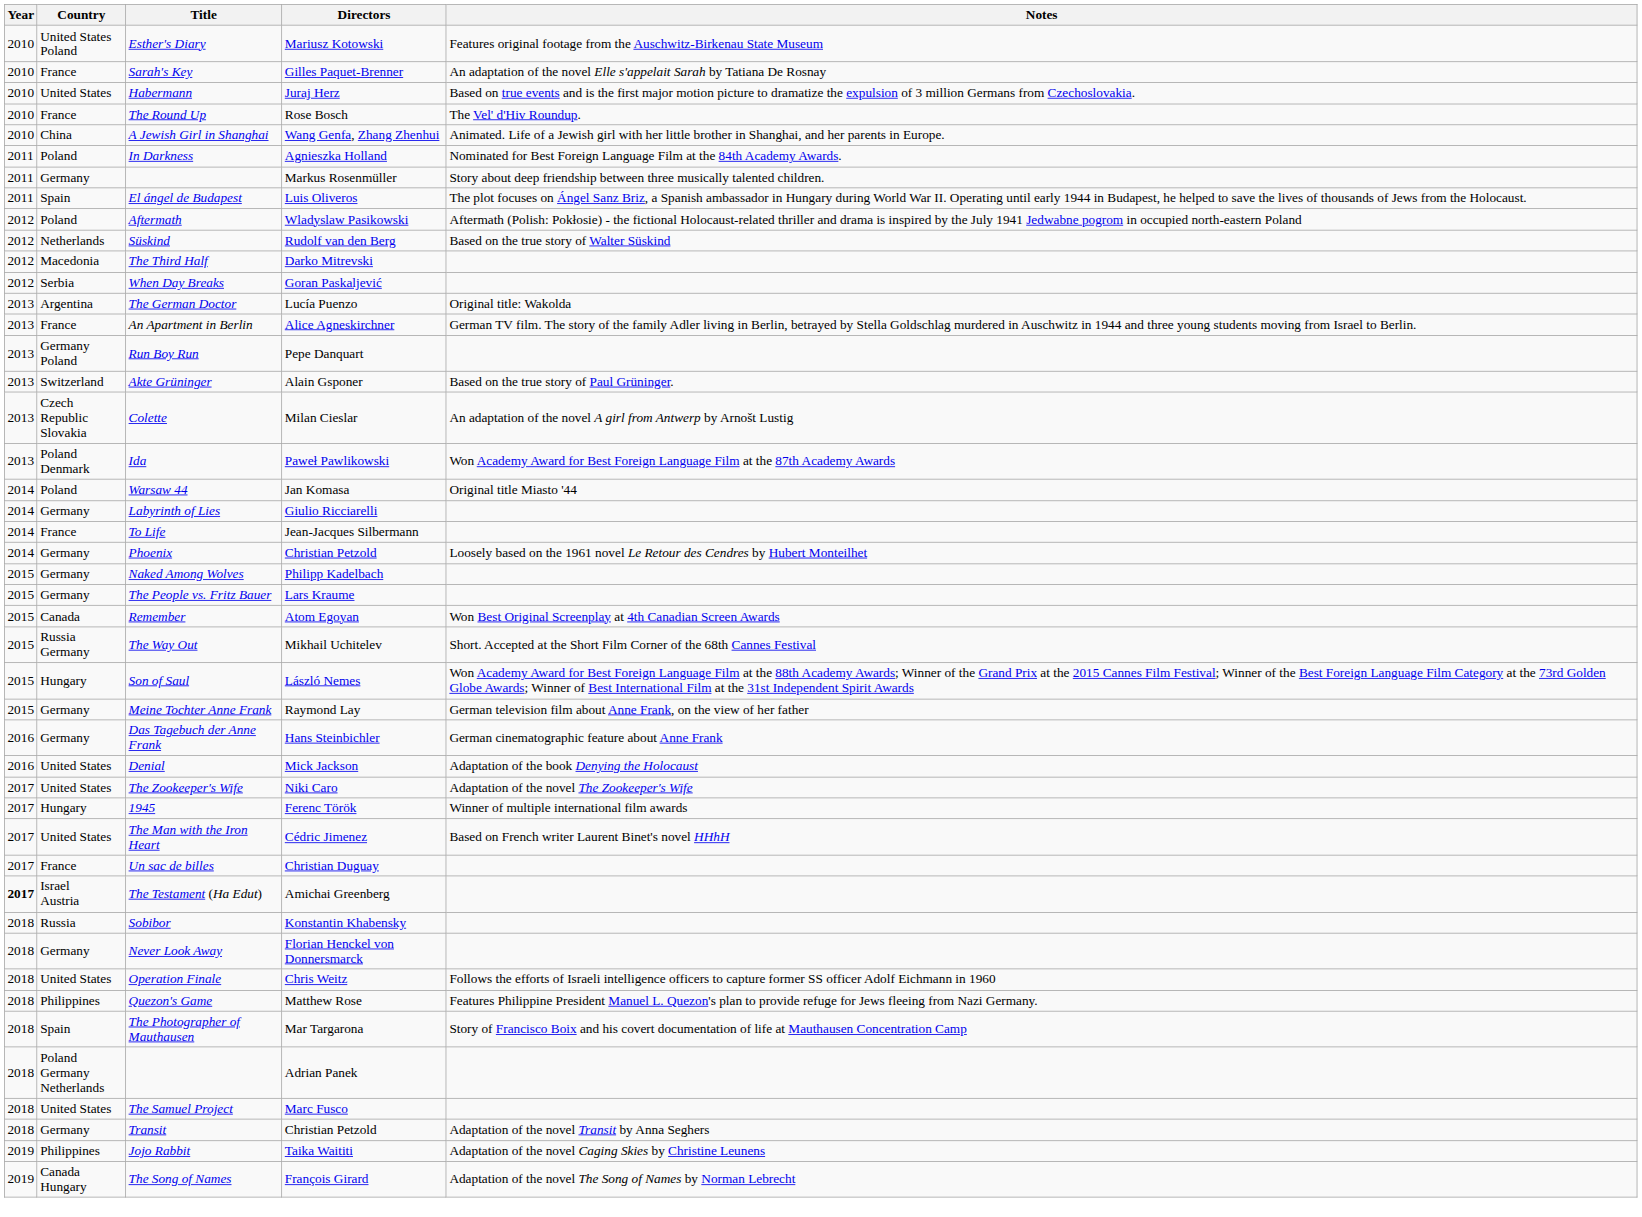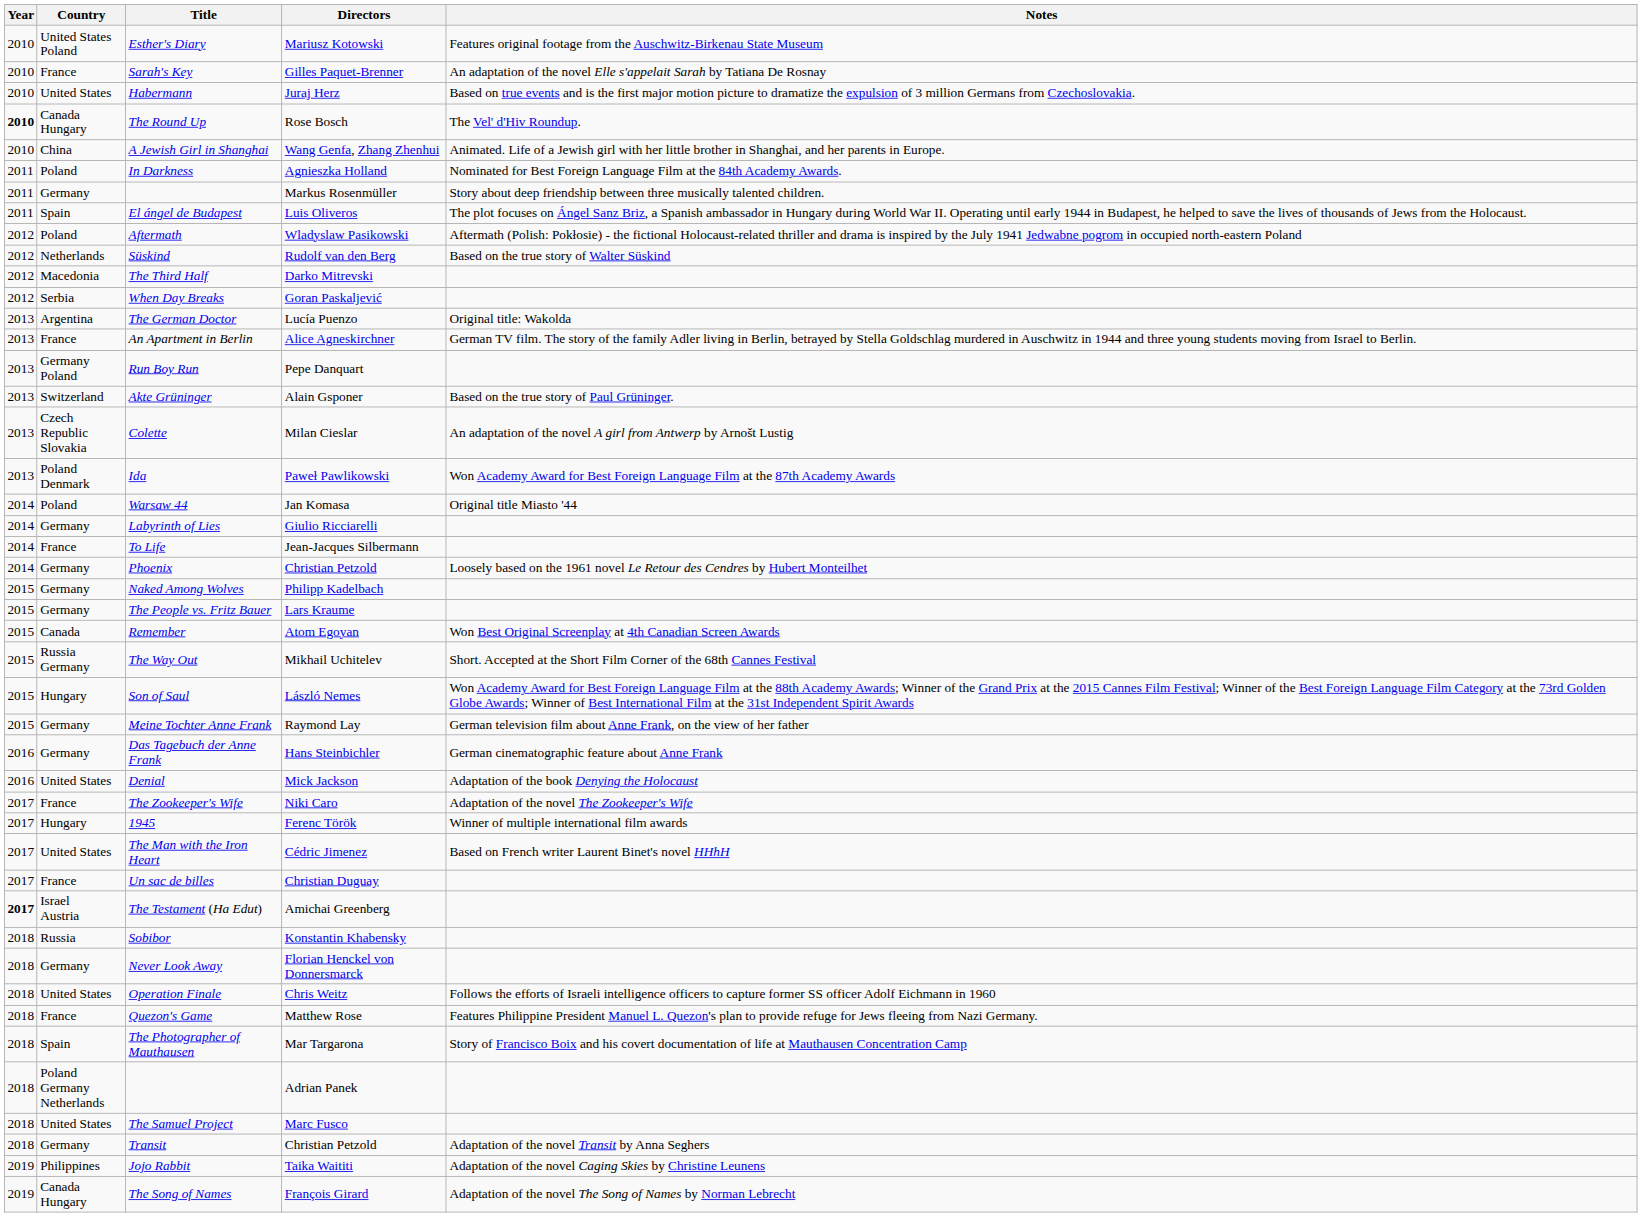(21, 114) normal -> (21, 121) bold
(58, 114) France -> (63, 121) Canada Hungary
(76, 787) United States -> (58, 802) France
(70, 1000) Philippines -> (58, 1015) France
